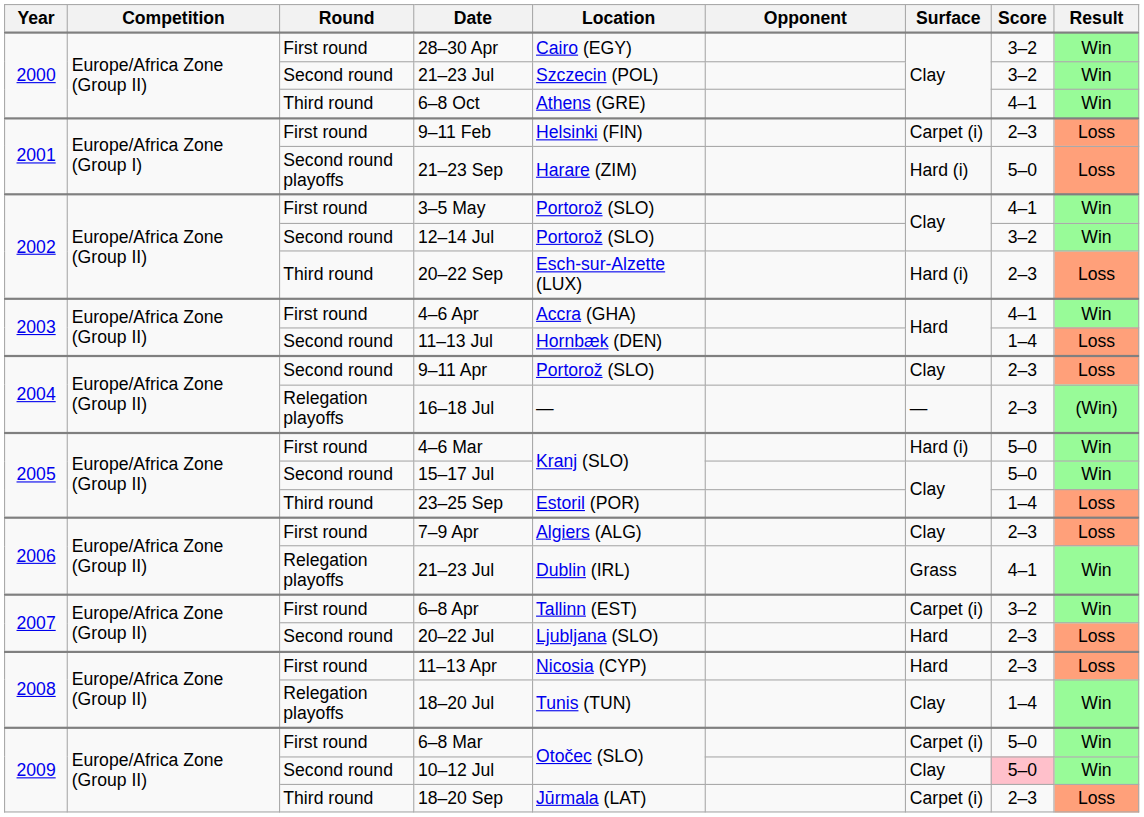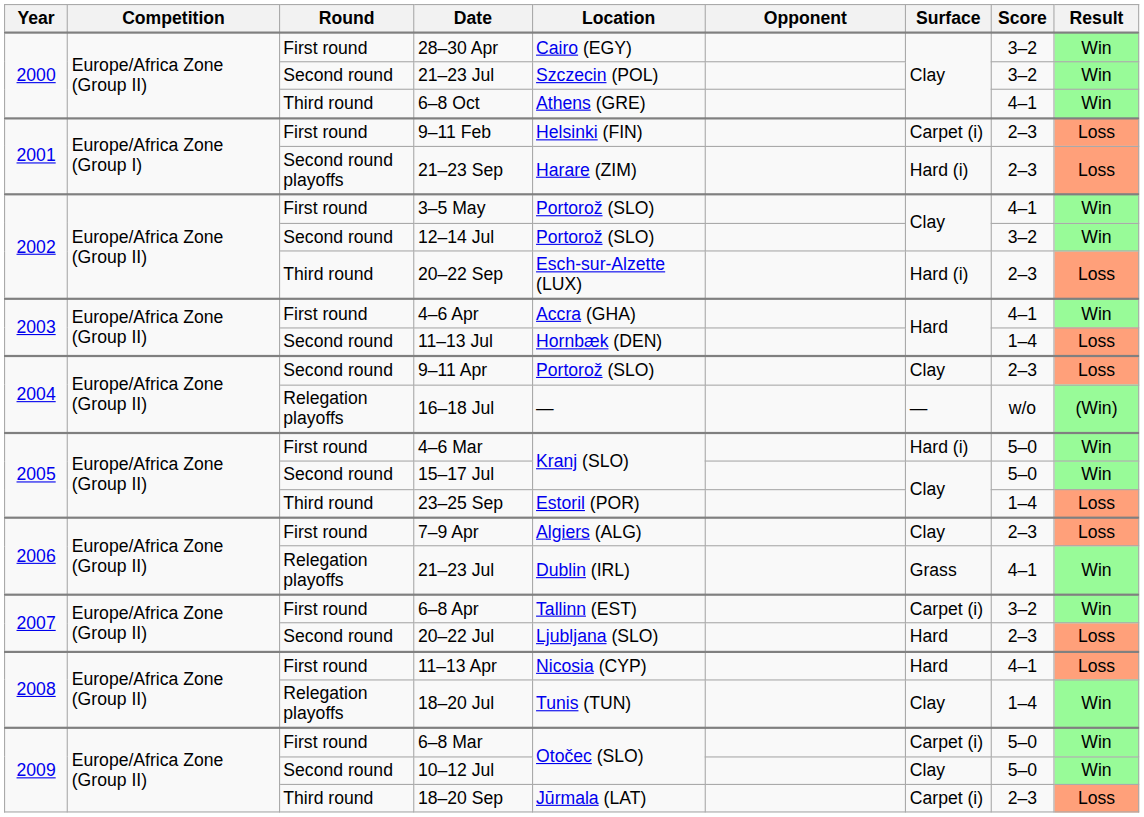(1022, 170) 5–0 -> (1022, 170) 2–3
(1022, 408) 2–3 -> (1022, 408) w/o
(1022, 665) 2–3 -> (1022, 665) 4–1
(1022, 770) pink background -> (1022, 770) no background
